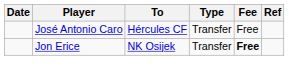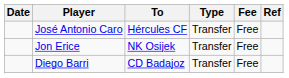(248, 47) bold -> (248, 47) normal
+ row: (62, 64)
